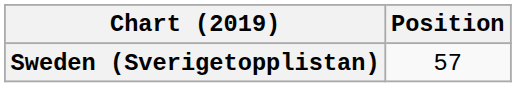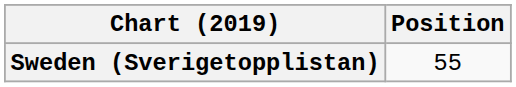(448, 63) 57 -> (448, 63) 55
